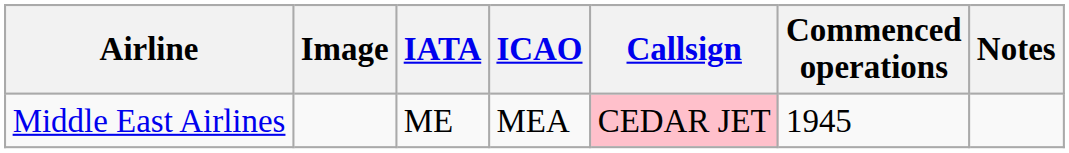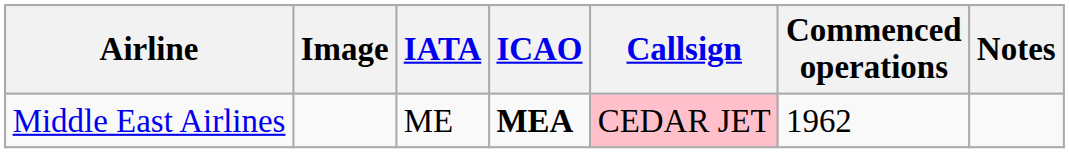(533, 119) normal -> (535, 119) bold
(819, 119) 1945 -> (819, 119) 1962
